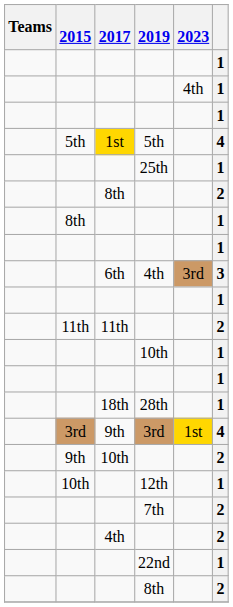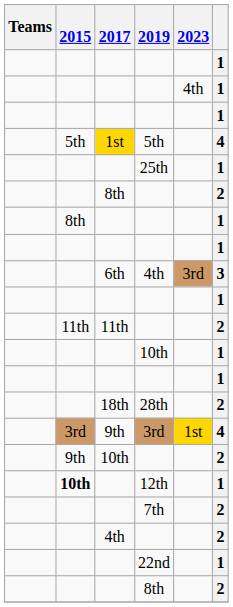(221, 405) 1 -> (221, 405) 2
(75, 484) normal -> (75, 484) bold
